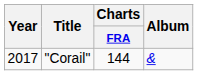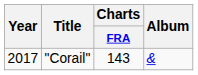(118, 59) 144 -> (118, 59) 143
